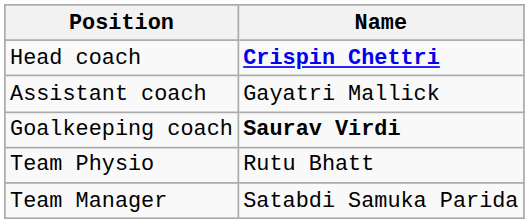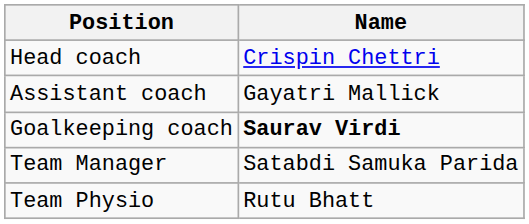(342, 58) bold -> (342, 58) normal
rows swapped: (89, 201) <-> (82, 165)
